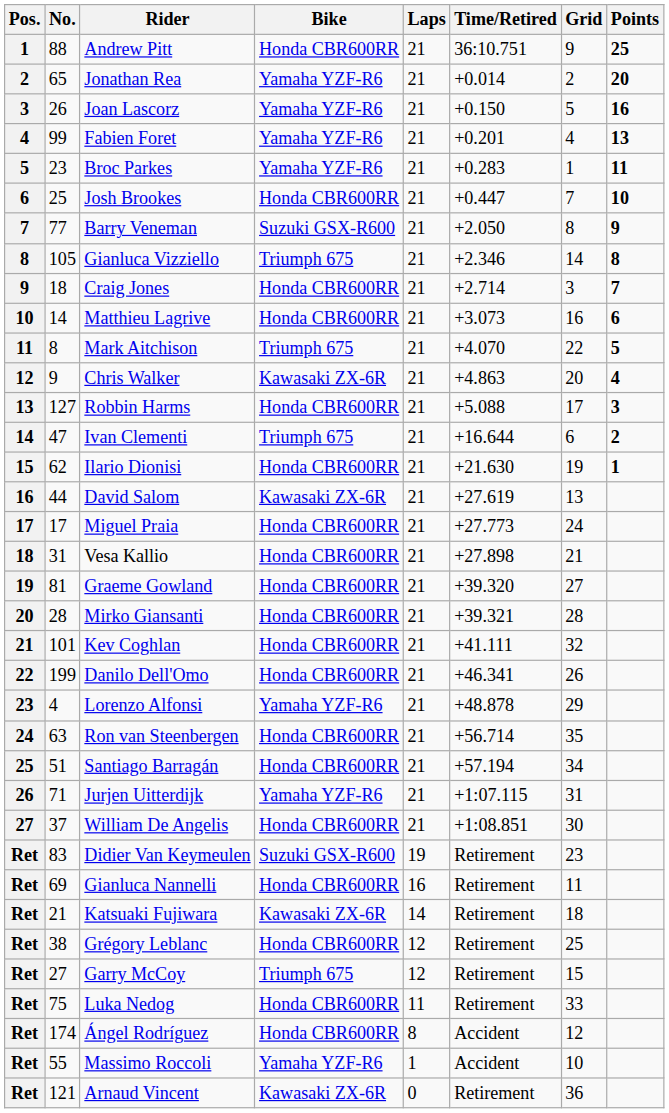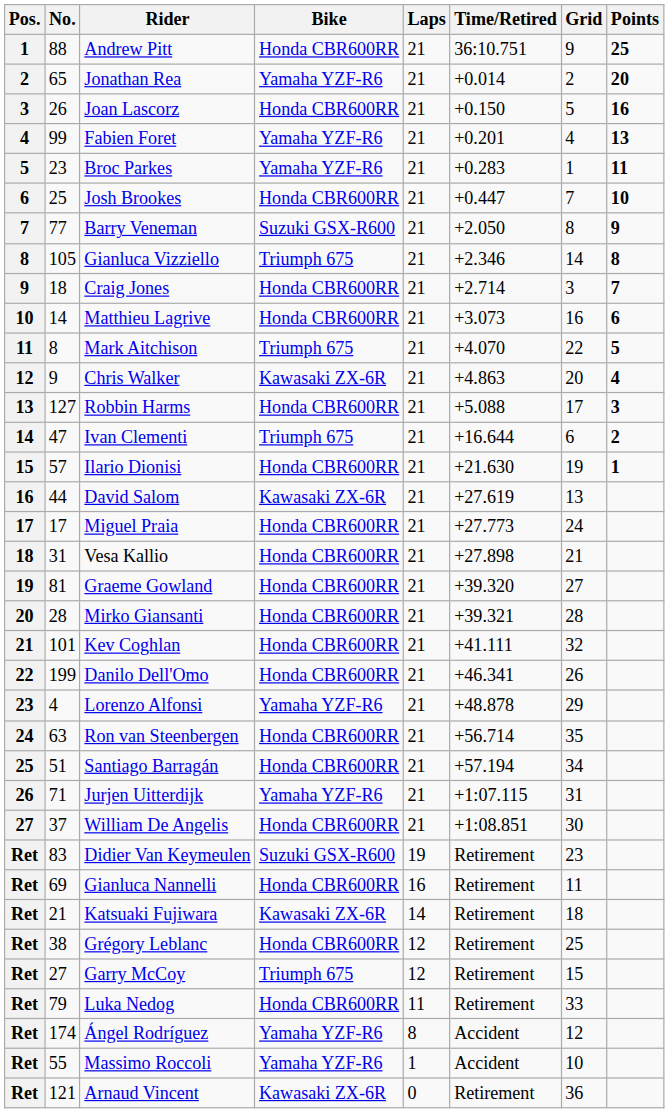(321, 109) Yamaha YZF-R6 -> (329, 109) Honda CBR600RR
(58, 466) 62 -> (58, 466) 57
(58, 1003) 75 -> (58, 1003) 79
(329, 1033) Honda CBR600RR -> (321, 1033) Yamaha YZF-R6
